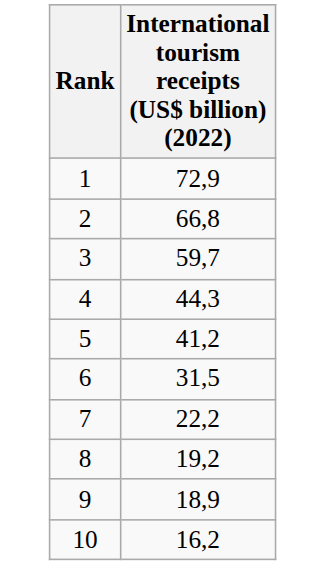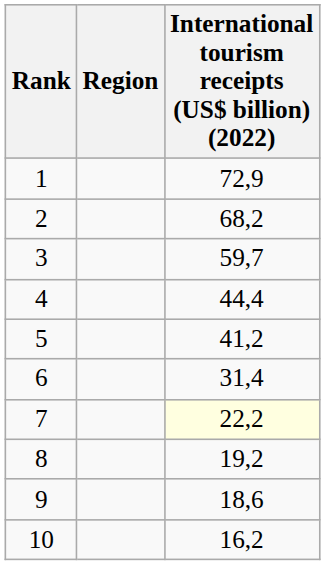+ column: (120, 81)
(198, 218) 66,8 -> (242, 218) 68,2
(198, 298) 44,3 -> (242, 298) 44,4
(198, 378) 31,5 -> (242, 378) 31,4
(198, 418) no background -> (242, 418) lightyellow background
(198, 499) 18,9 -> (242, 499) 18,6
